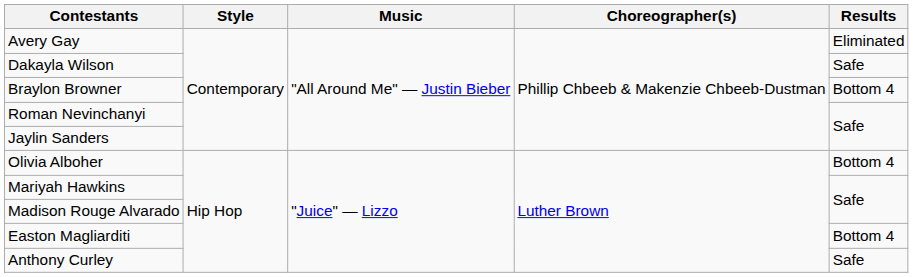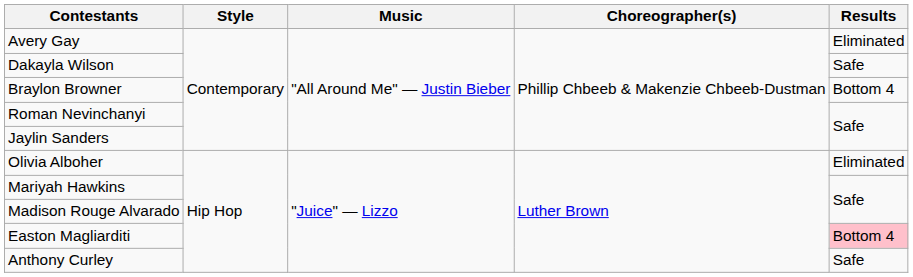(863, 162) Bottom 4 -> (869, 162) Eliminated
(863, 235) no background -> (863, 235) pink background
